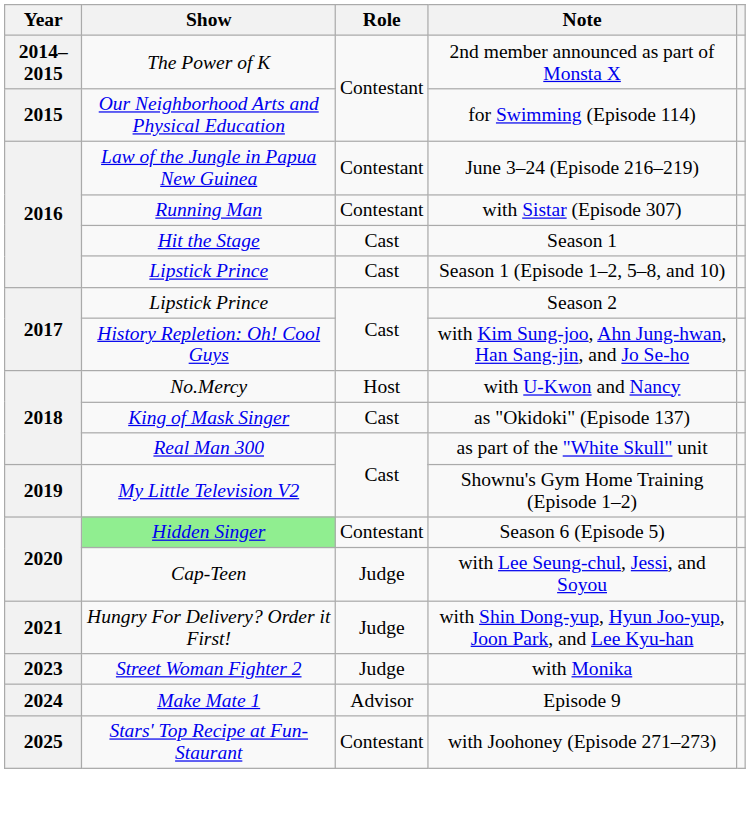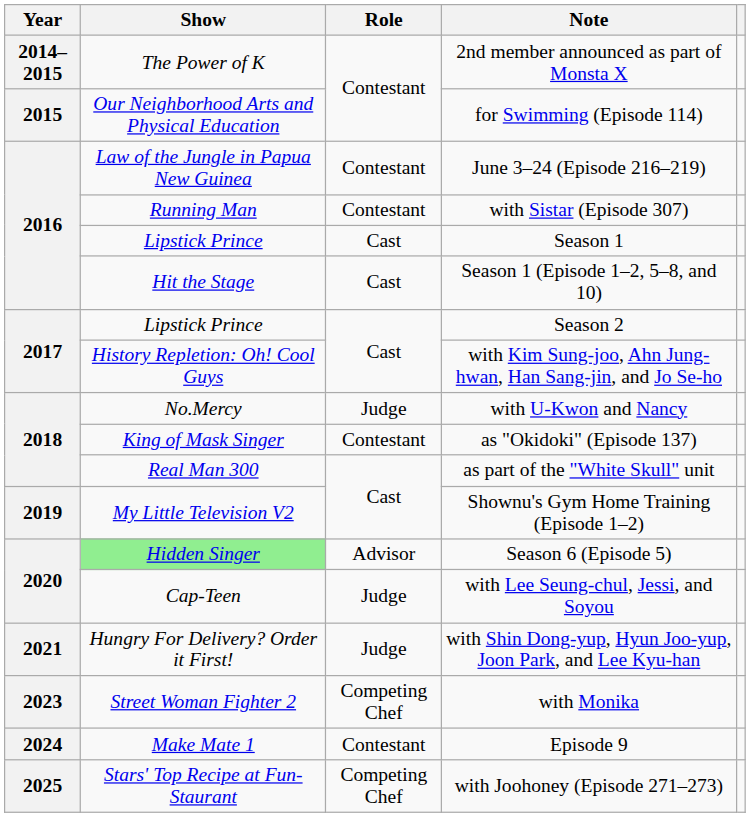(209, 240) Hit the Stage -> (203, 240) Lipstick Prince
(209, 271) Lipstick Prince -> (203, 282) Hit the Stage
(382, 386) Host -> (384, 408) Judge
(382, 417) Cast -> (384, 439) Contestant
(382, 532) Contestant -> (384, 554) Advisor
(382, 669) Judge -> (384, 701) Competing Chef
(382, 699) Advisor -> (384, 743) Contestant
(382, 741) Contestant -> (384, 785) Competing Chef
